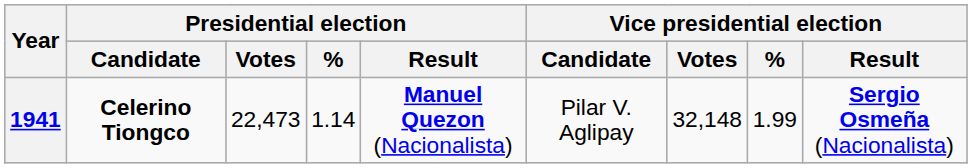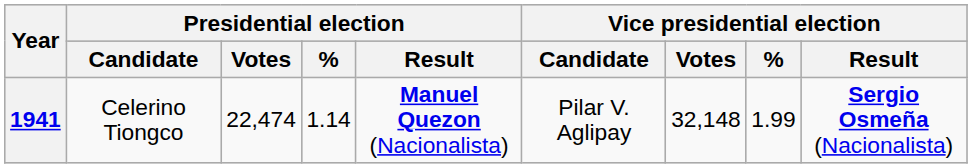(146, 120) bold -> (143, 120) normal
(266, 120) 22,473 -> (261, 120) 22,474
